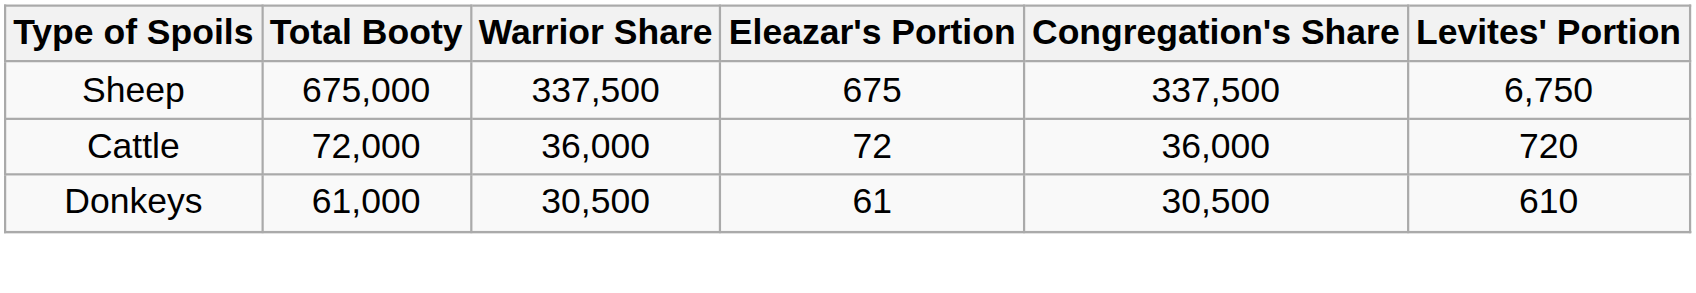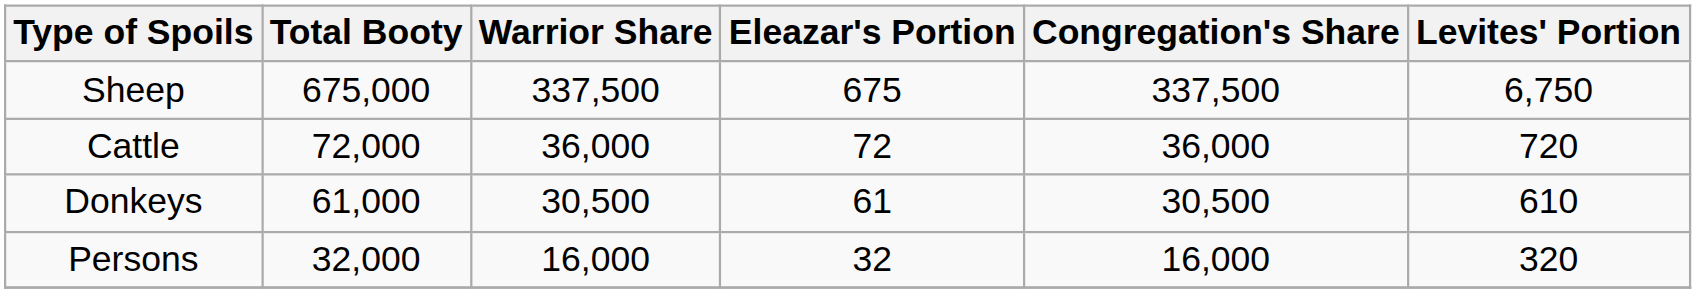+ row: (133, 258)
